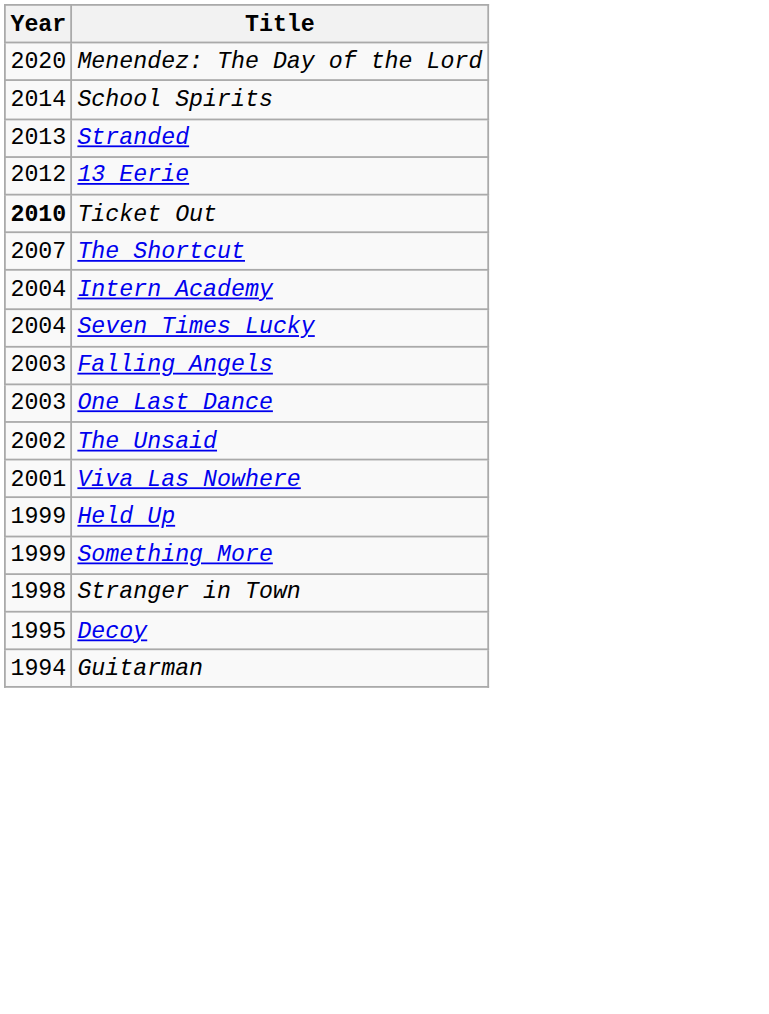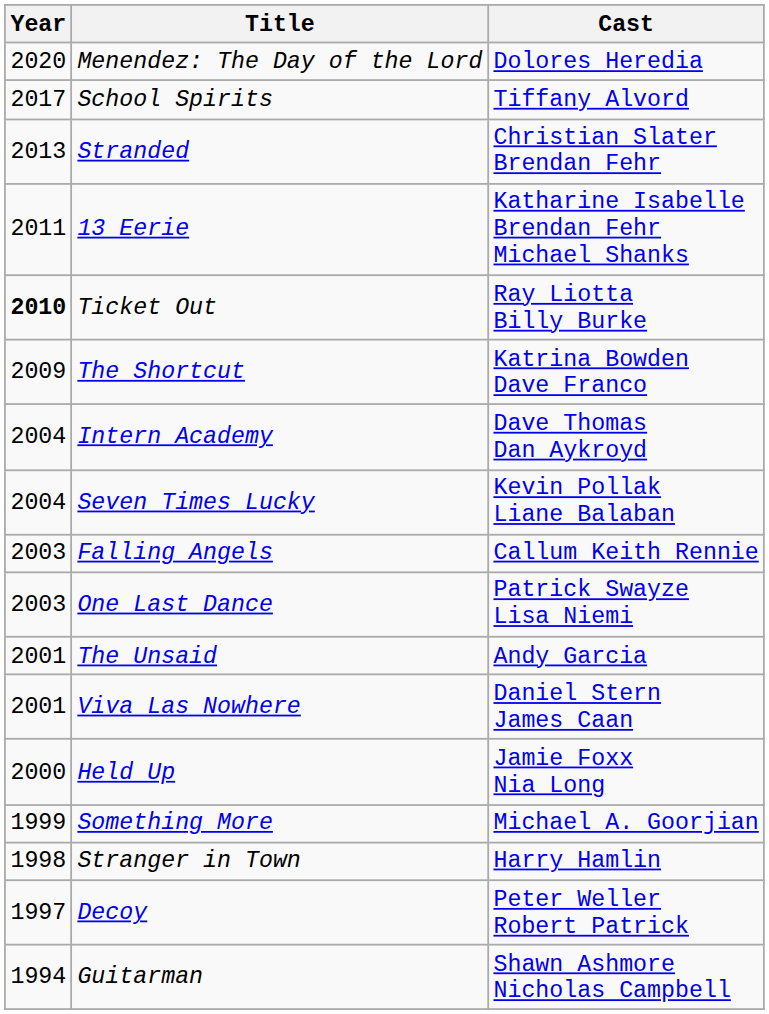+ column: (626, 24)
(38, 100) 2014 -> (38, 100) 2017
(38, 176) 2012 -> (38, 229) 2011
(38, 251) 2007 -> (38, 372) 2009
(38, 441) 2002 -> (38, 656) 2001
(38, 517) 1999 -> (38, 772) 2000
(38, 631) 1995 -> (38, 913) 1997
